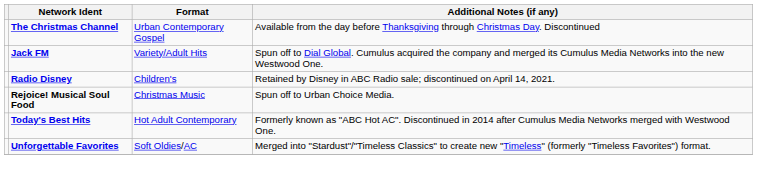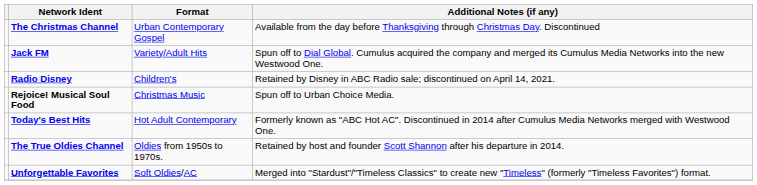+ row: (67, 146)
